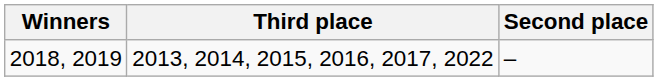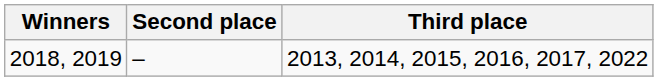columns swapped: (576, 22) <-> (313, 22)
